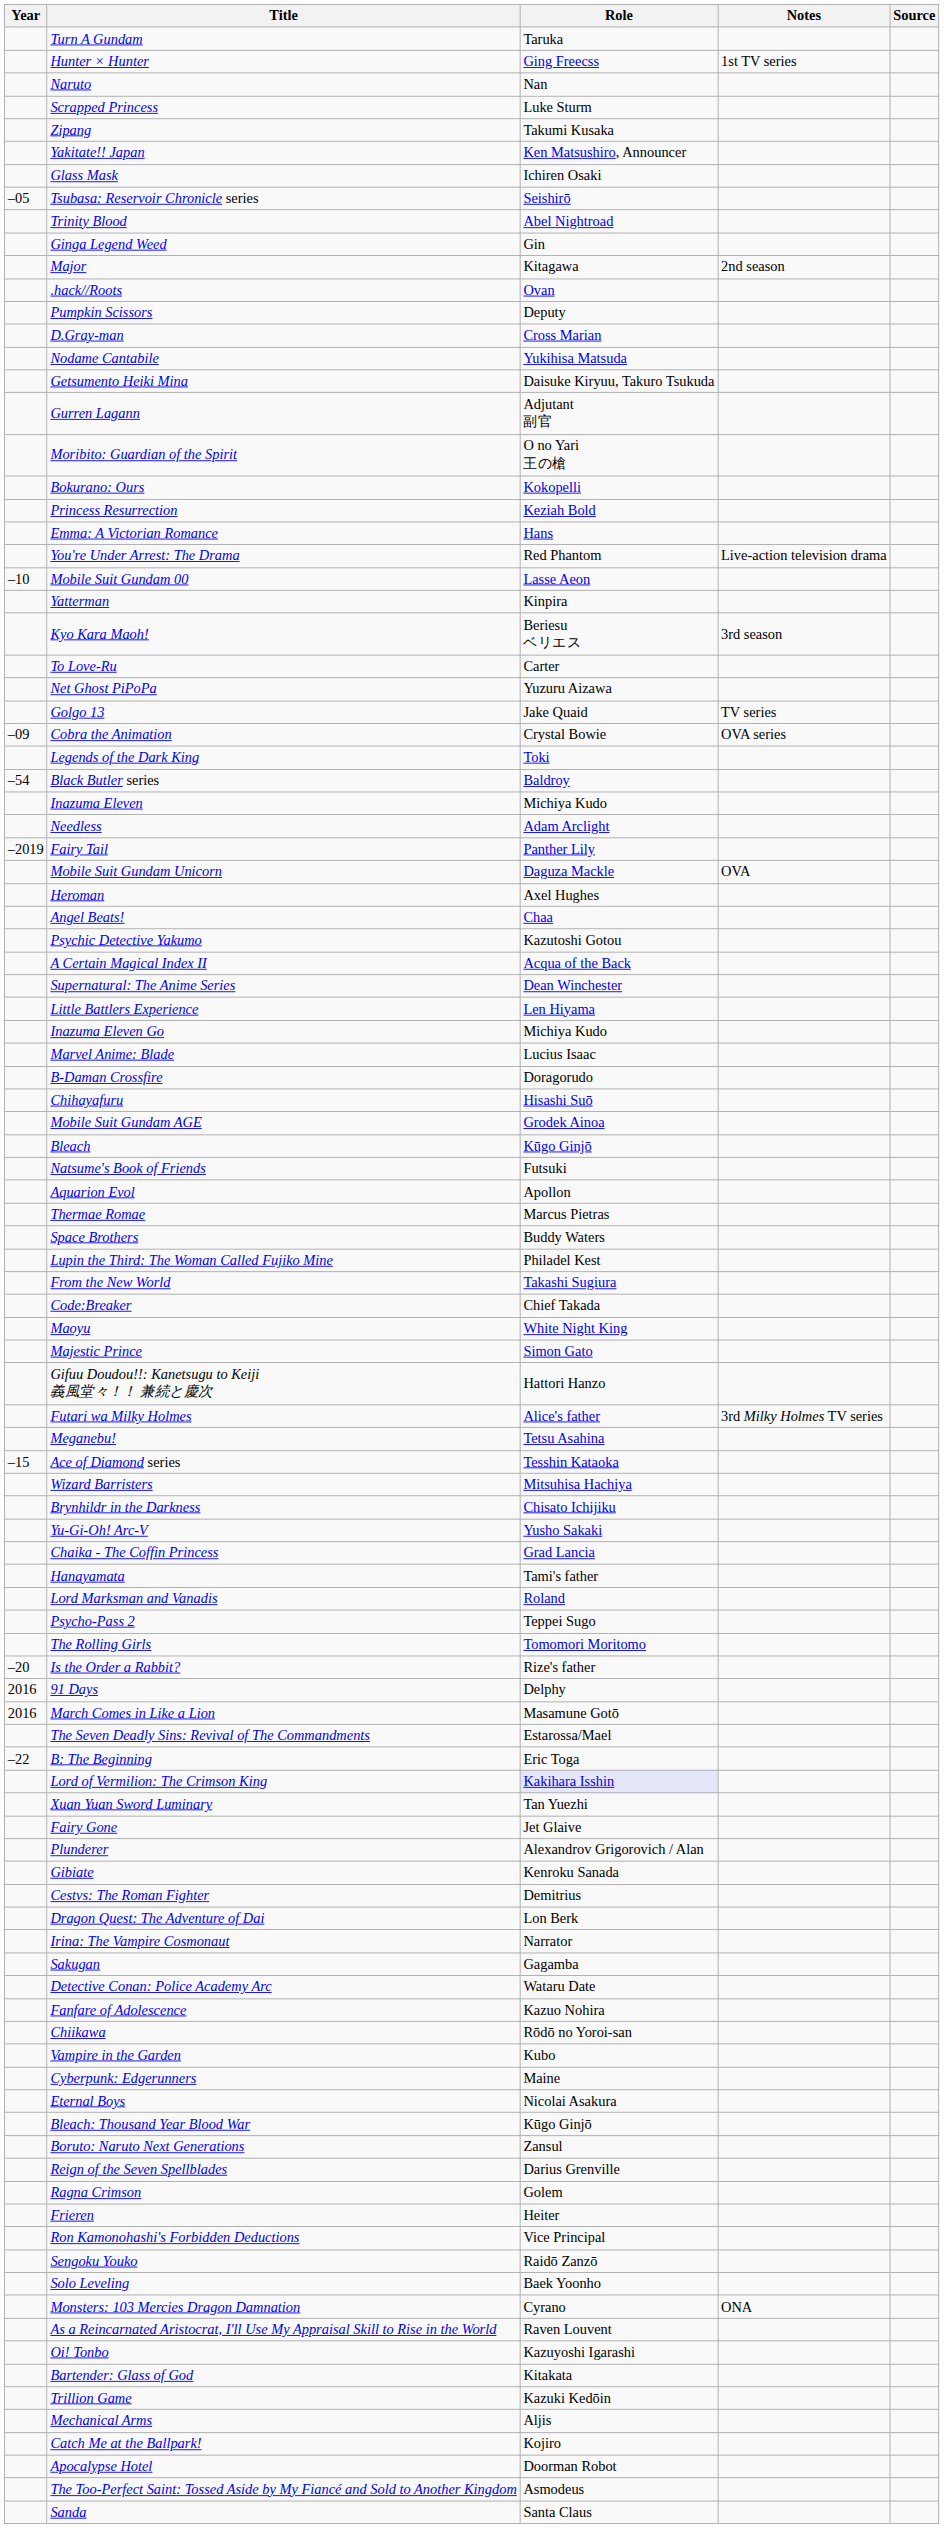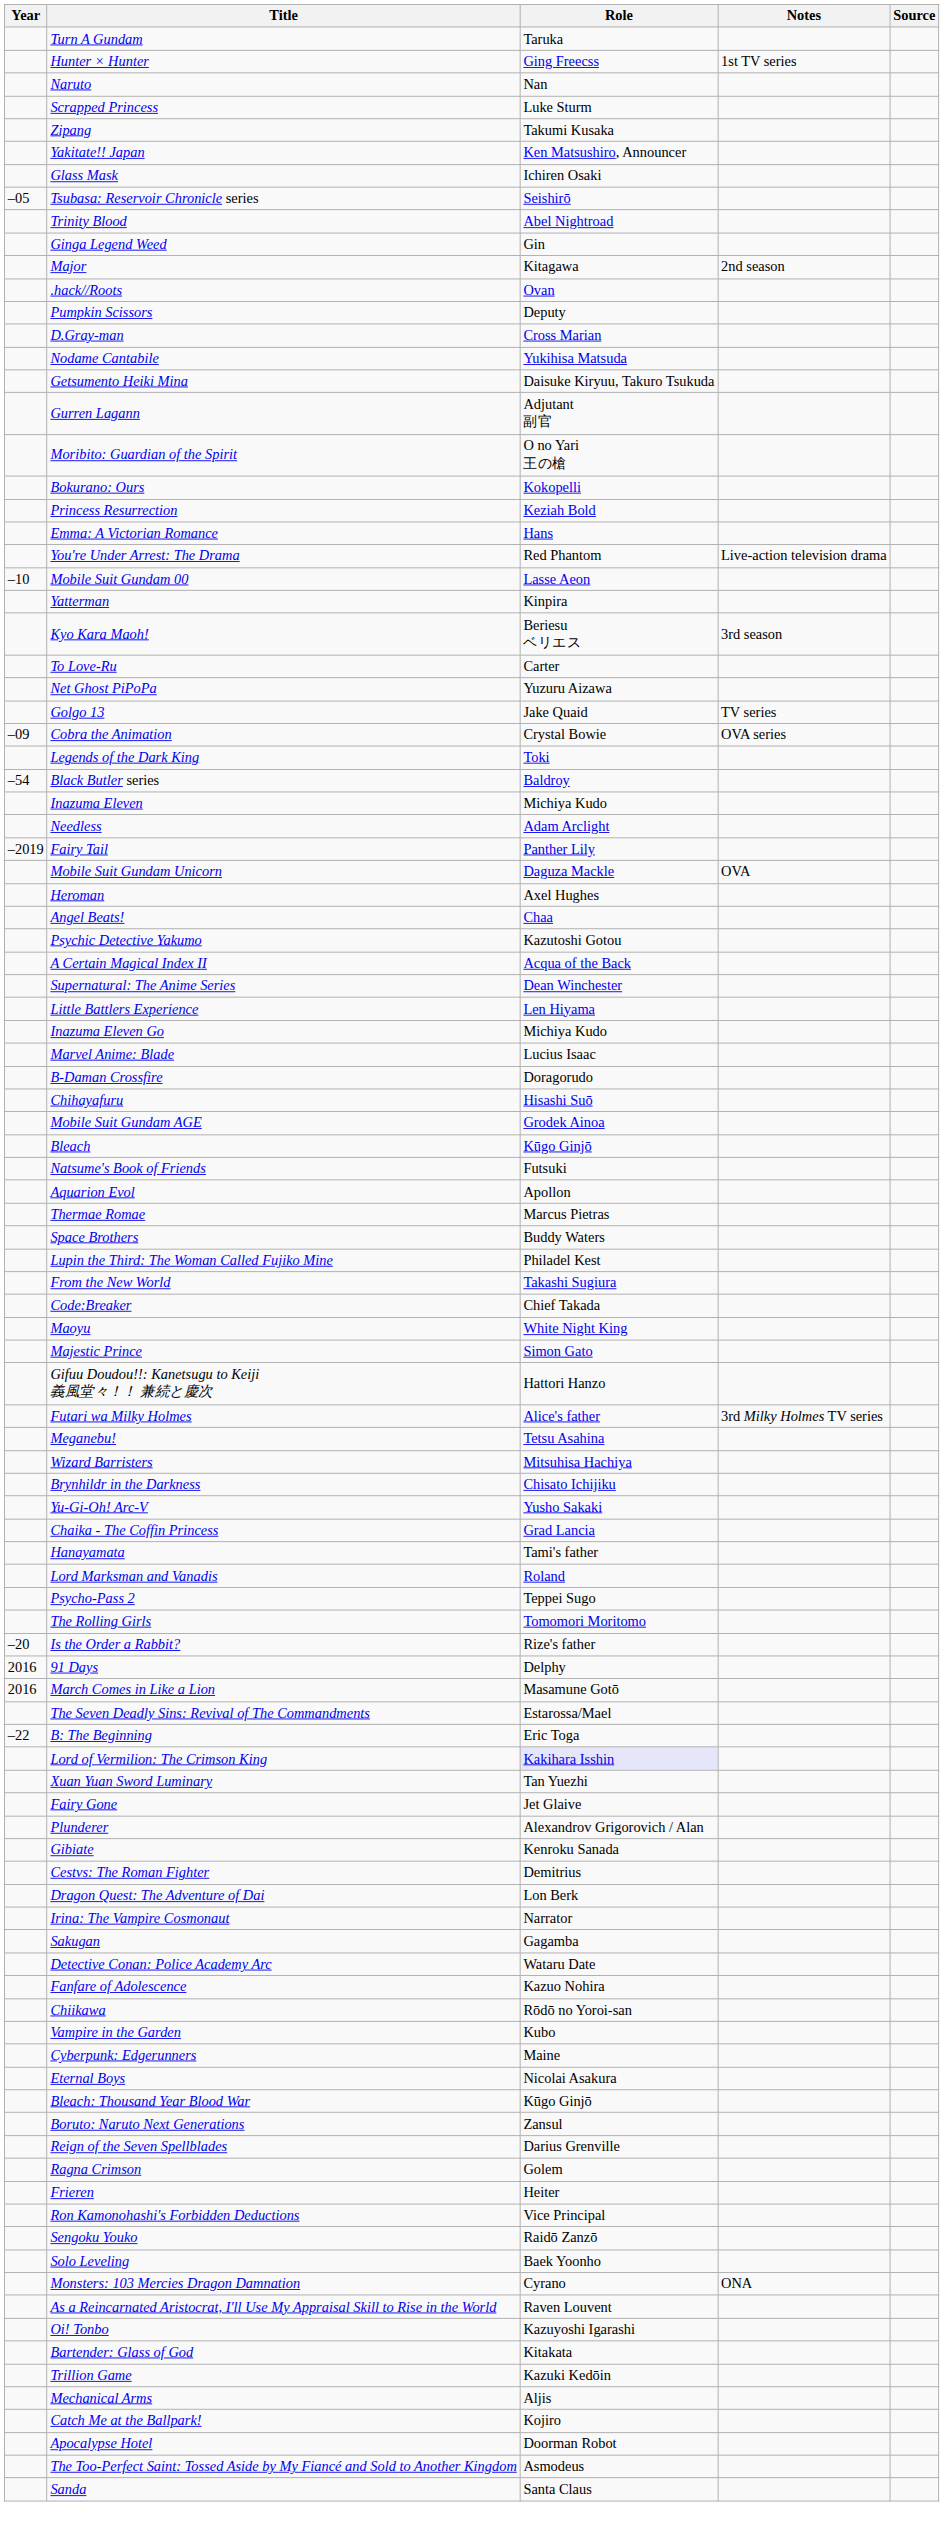- row: (115, 1461)
